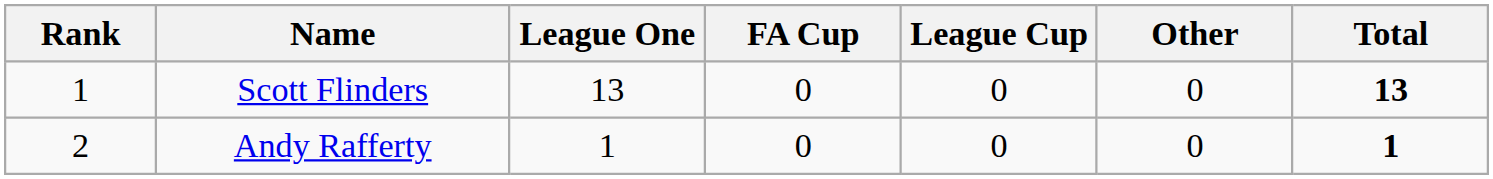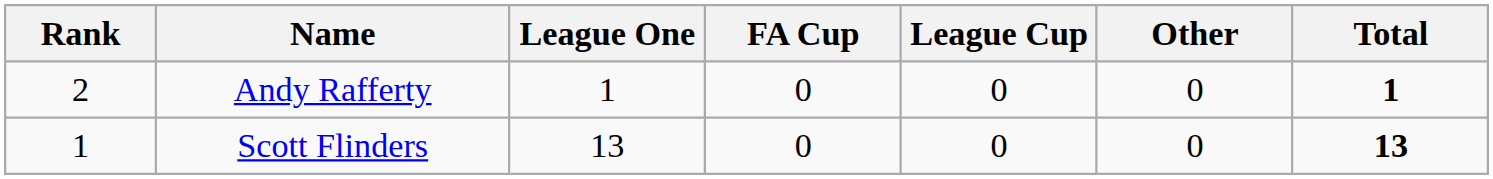rows swapped: (333, 89) <-> (333, 145)
